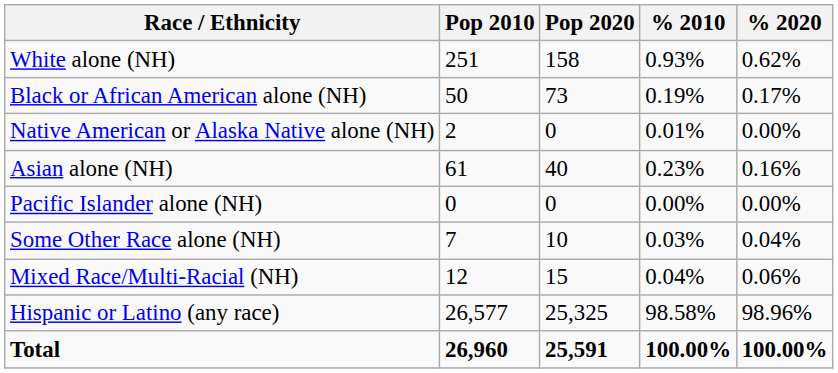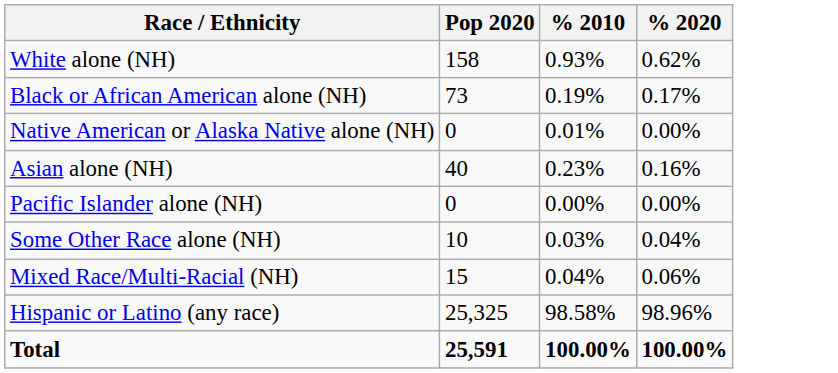- column: (490, 22)
